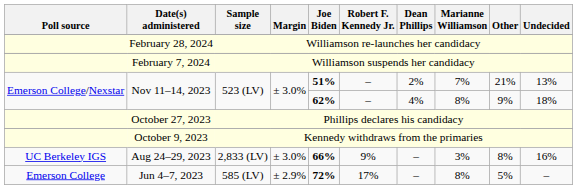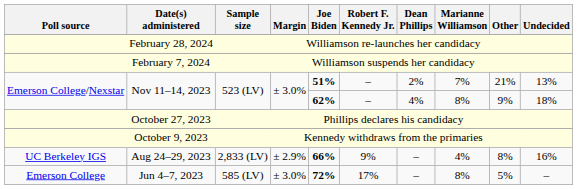(290, 156) ± 3.0% -> (290, 156) ± 2.9%
(462, 156) 3% -> (462, 156) 4%
(290, 175) ± 2.9% -> (290, 175) ± 3.0%
